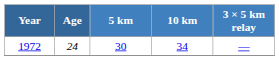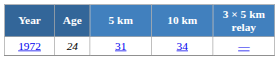(121, 46) 30 -> (121, 46) 31
